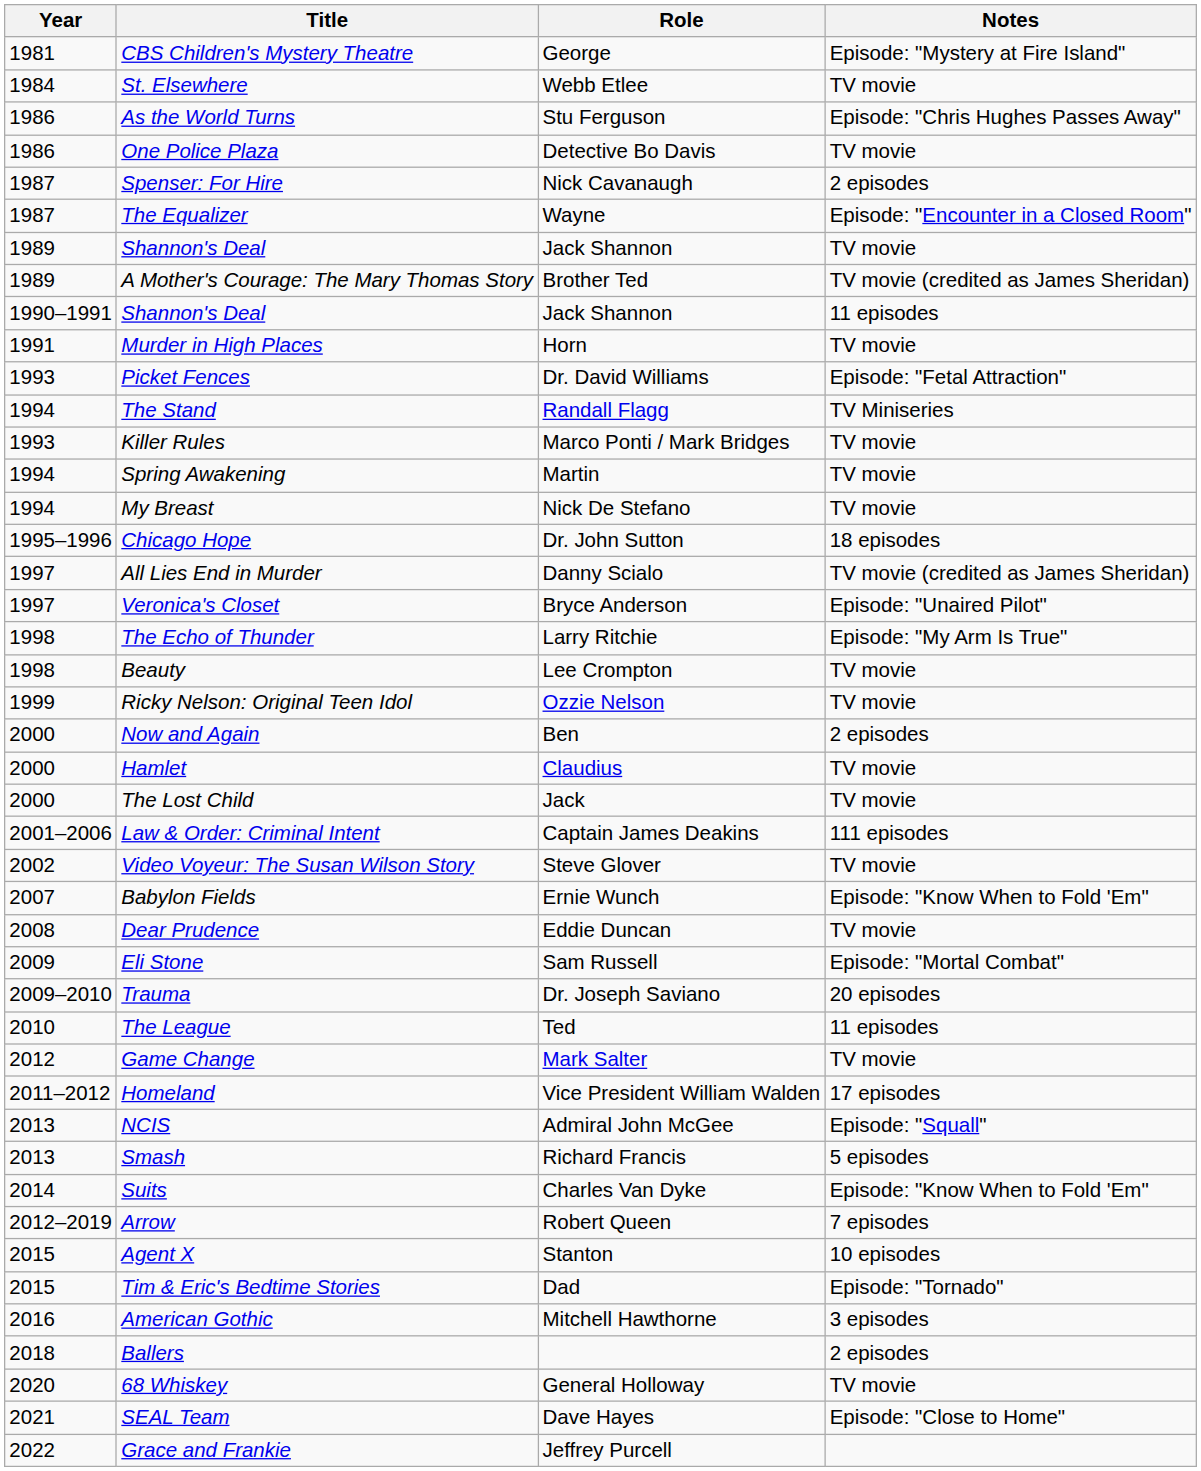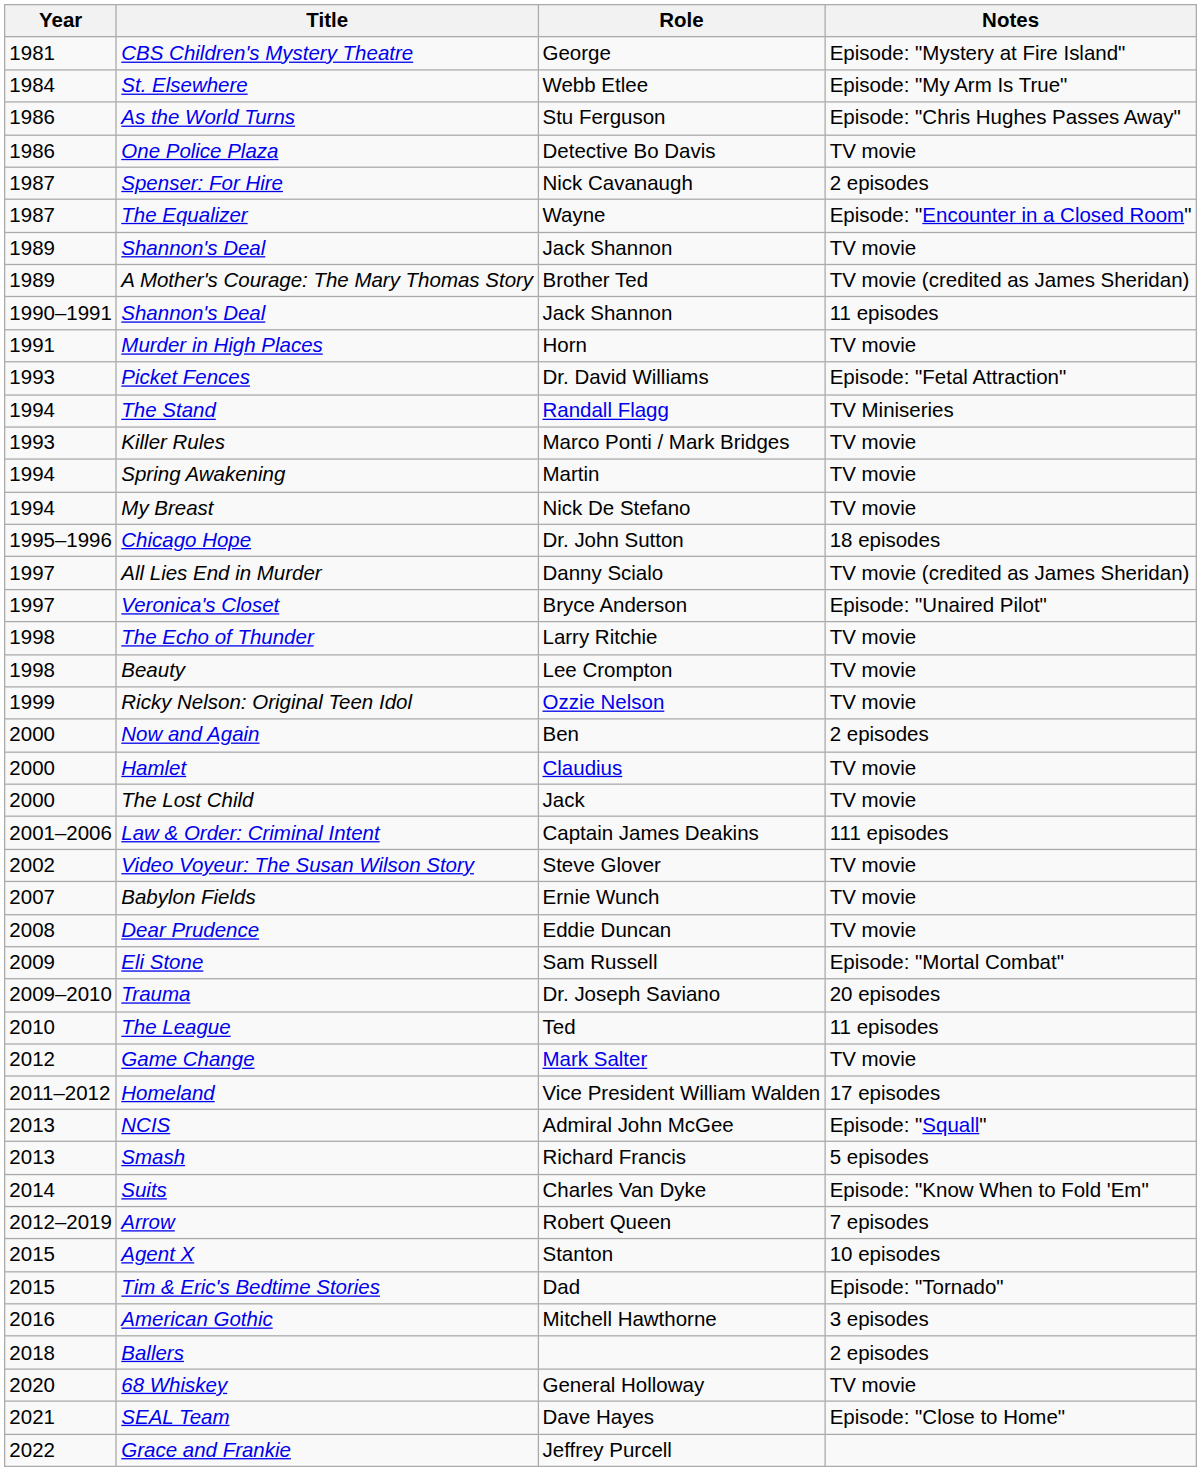(873, 85) TV movie -> (948, 85) Episode: "My Arm Is True"
(948, 637) Episode: "My Arm Is True" -> (873, 637) TV movie
(989, 897) Episode: "Know When to Fold 'Em" -> (873, 897) TV movie
